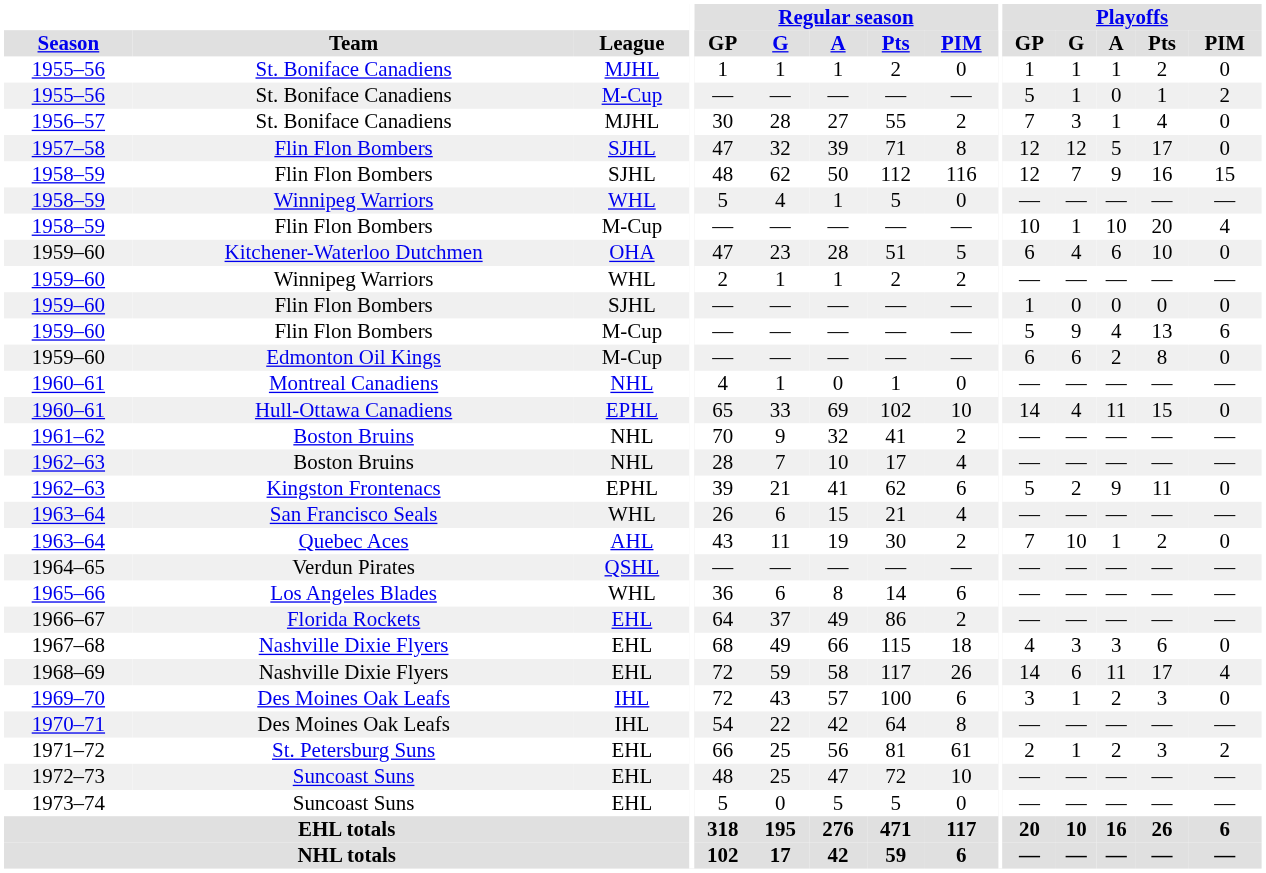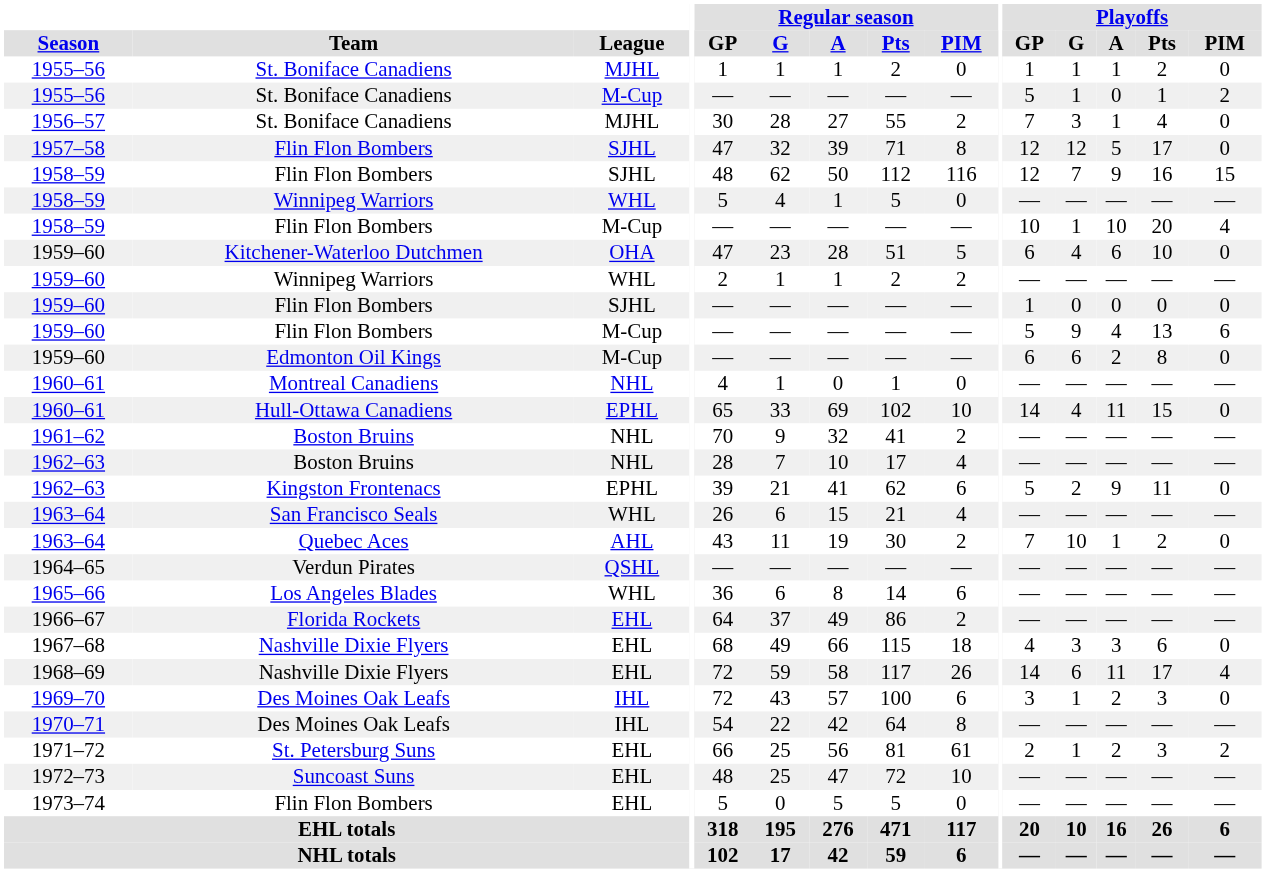(354, 802) Suncoast Suns -> (354, 802) Flin Flon Bombers
